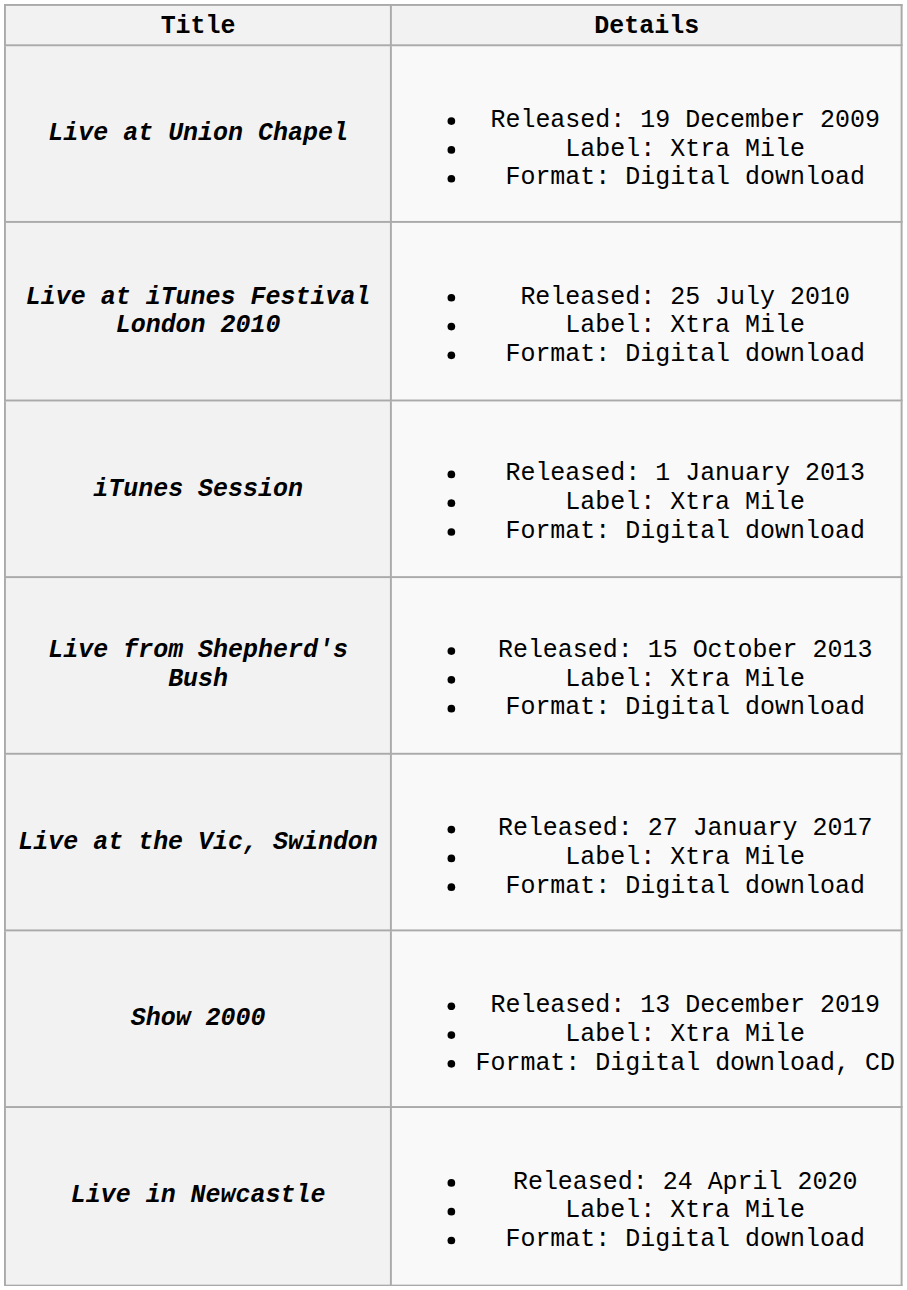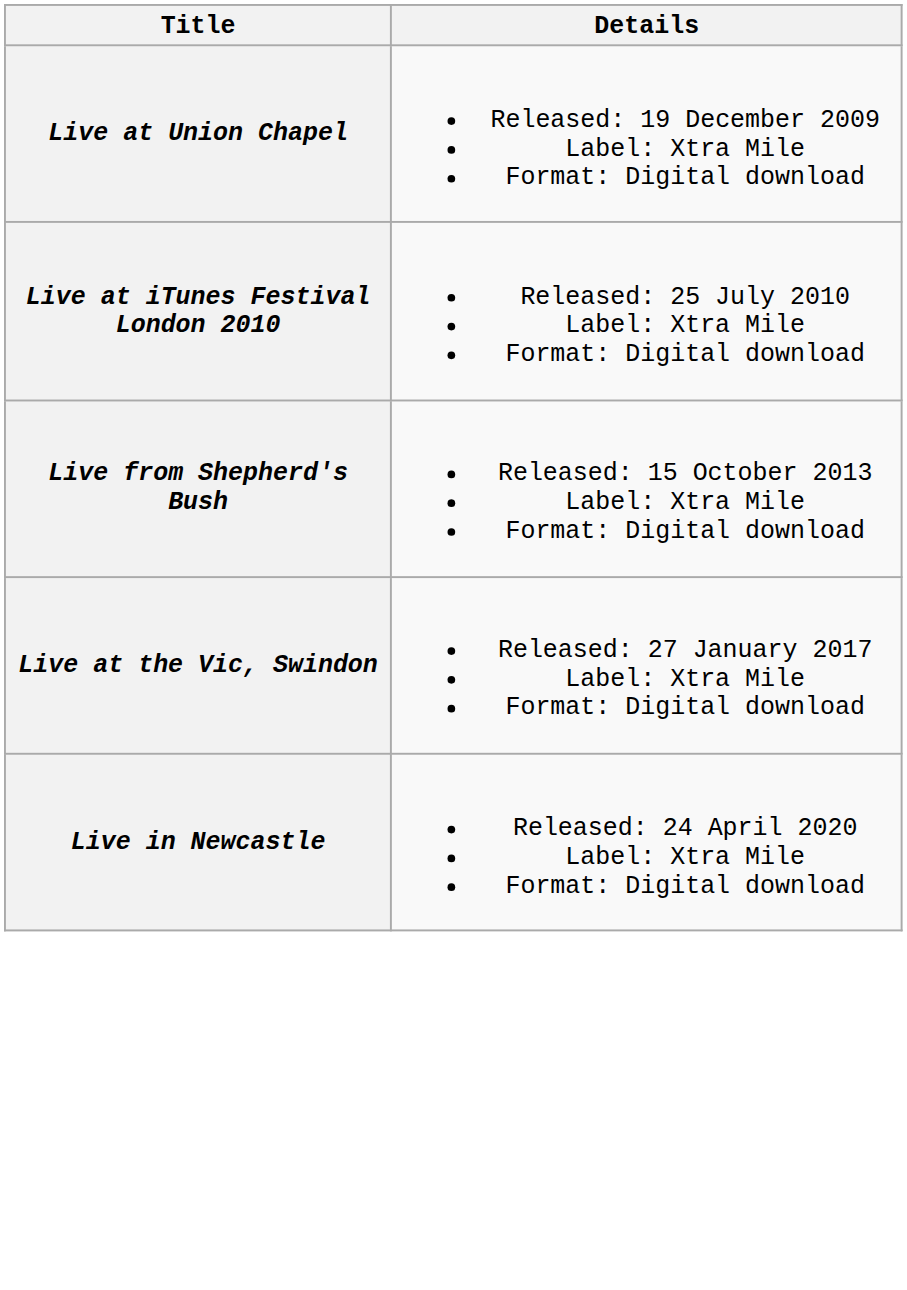- row: (198, 488)
- row: (198, 1019)
